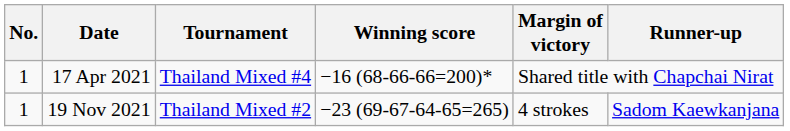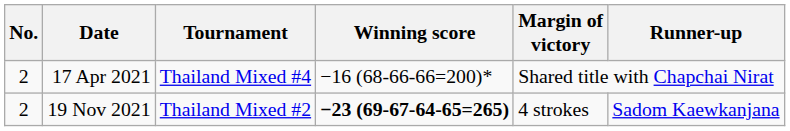(24, 76) 1 -> (24, 76) 2
(24, 109) 1 -> (24, 109) 2
(415, 109) normal -> (415, 109) bold
